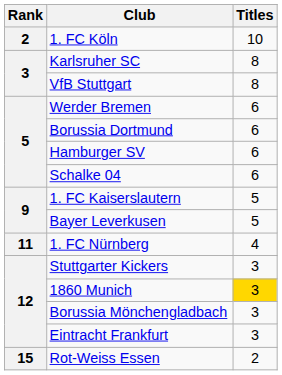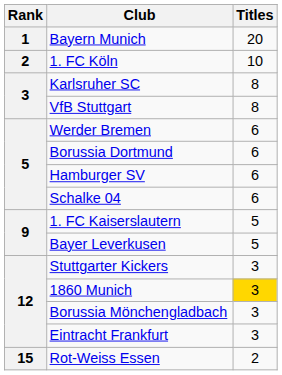+ row: (98, 38)
- row: (99, 244)
